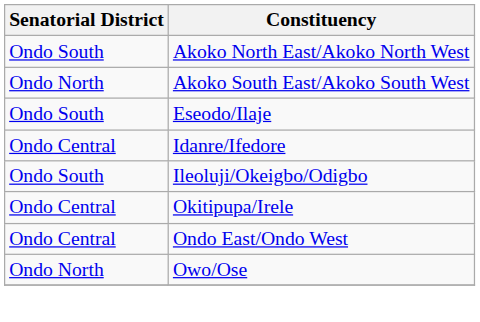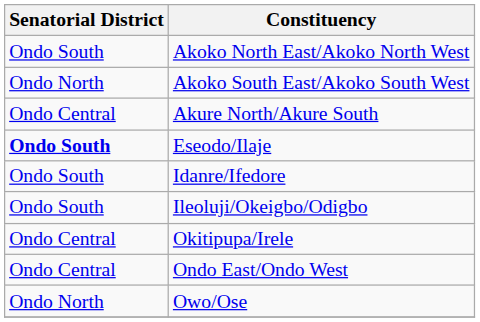+ row: (276, 113)
(56, 113) normal -> (60, 144) bold
(62, 144) Ondo Central -> (56, 176) Ondo South
